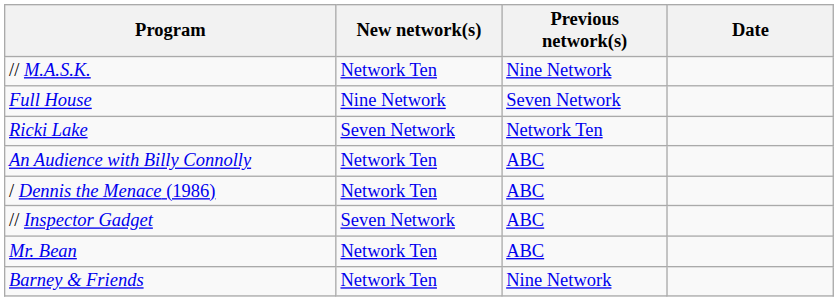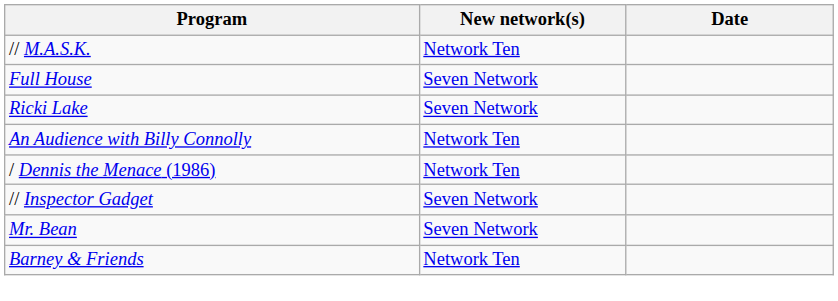- column: (585, 30)
(393, 100) Nine Network -> (481, 79) Seven Network
(389, 250) Network Ten -> (481, 229) Seven Network
